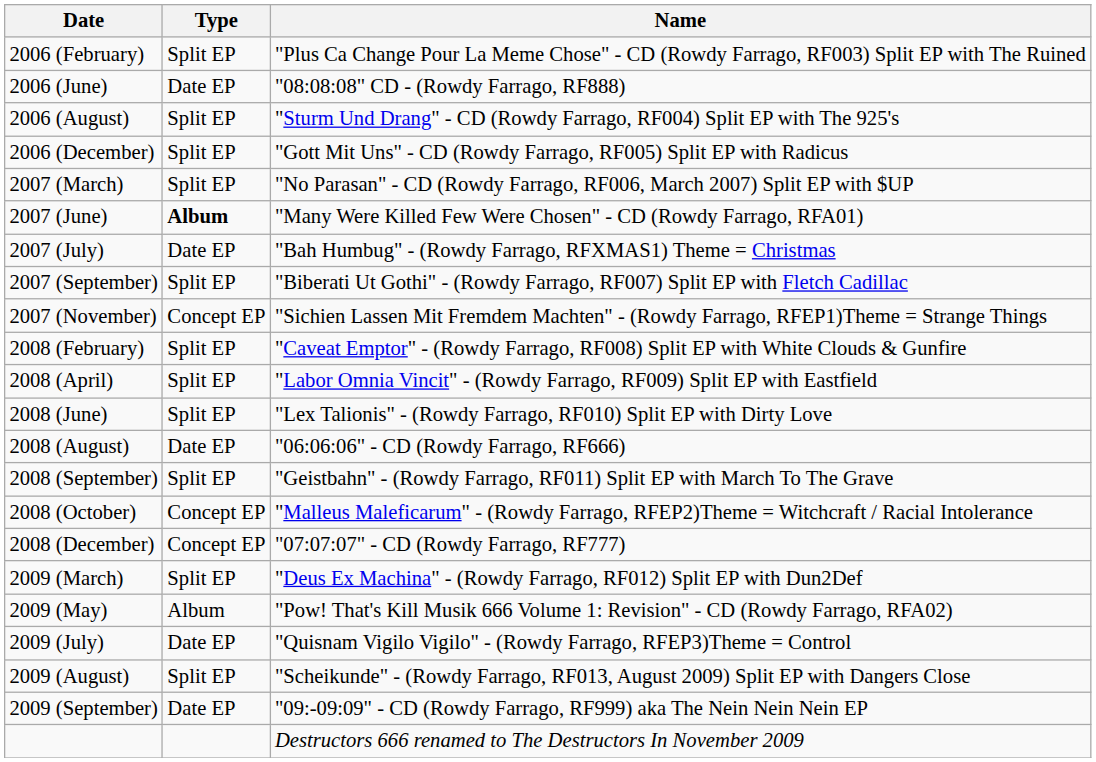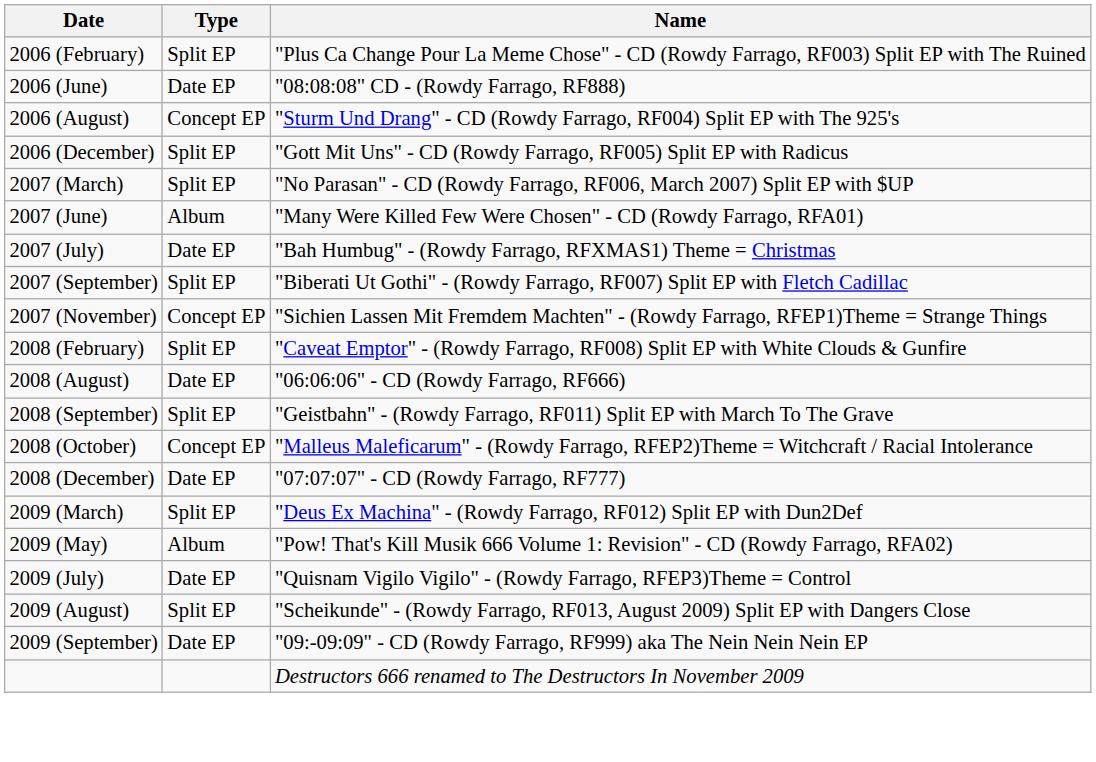(201, 119) Split EP -> (216, 119) Concept EP
(198, 217) bold -> (196, 217) normal
- row: (61, 380)
- row: (58, 413)
(216, 544) Concept EP -> (201, 479) Date EP
